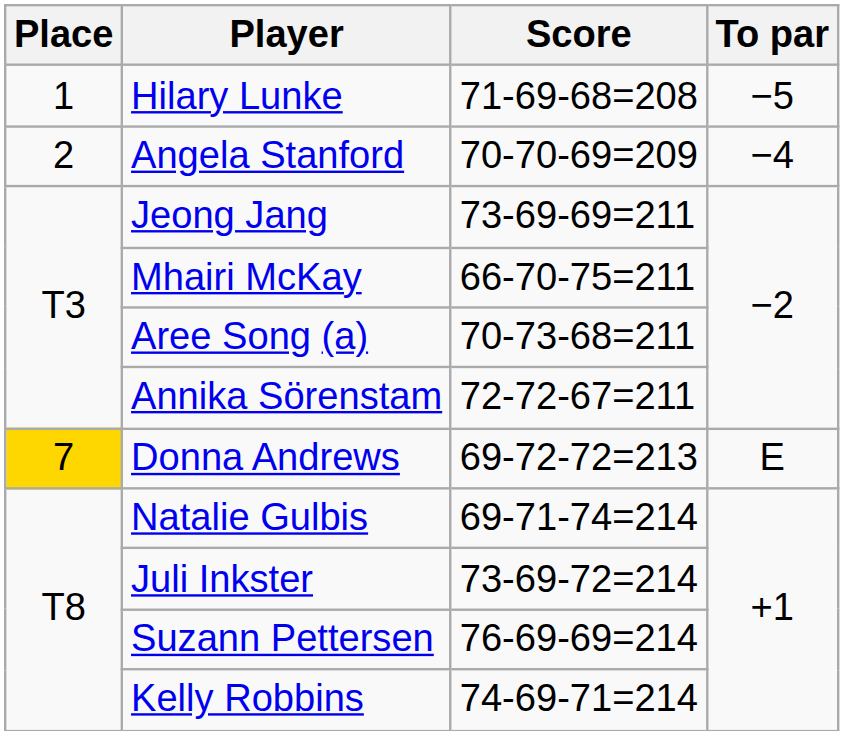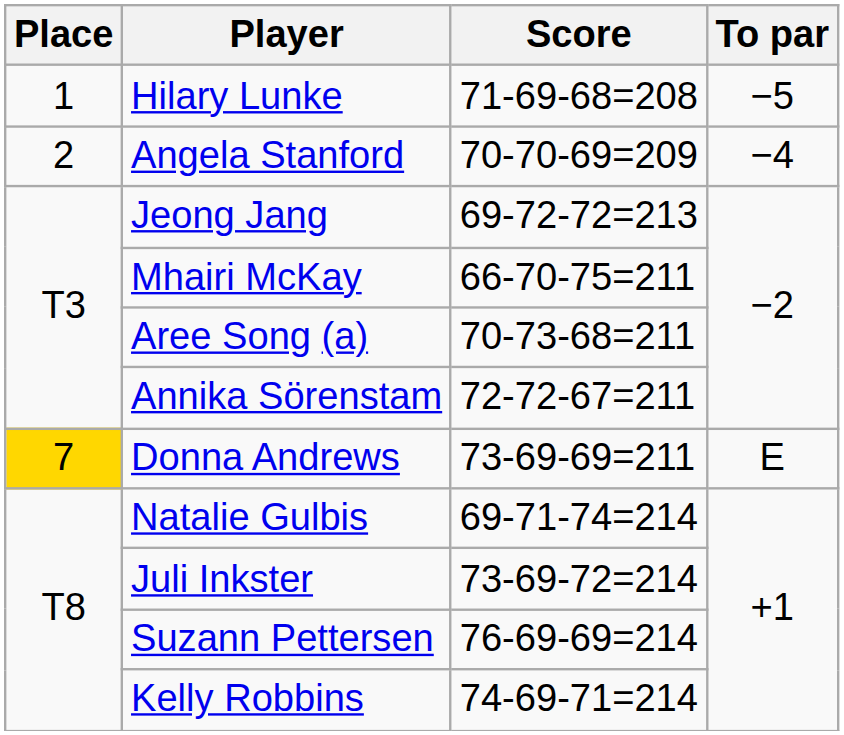(577, 215) 73-69-69=211 -> (579, 215) 69-72-72=213
(579, 457) 69-72-72=213 -> (577, 457) 73-69-69=211
